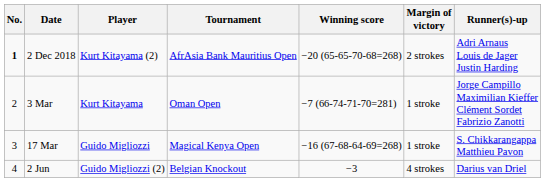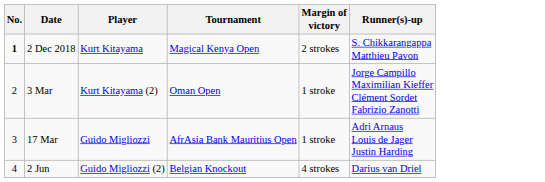- column: (352, 19)
(119, 55) Kurt Kitayama (2) -> (112, 49) Kurt Kitayama
(233, 55) AfrAsia Bank Mauritius Open -> (214, 49) Magical Kenya Open
(487, 55) Adri Arnaus Louis de Jager Justin Harding -> (391, 49) S. Chikkarangappa Matthieu Pavon
(112, 103) Kurt Kitayama -> (119, 91) Kurt Kitayama (2)
(214, 145) Magical Kenya Open -> (233, 139) AfrAsia Bank Mauritius Open
(496, 145) S. Chikkarangappa Matthieu Pavon -> (382, 139) Adri Arnaus Louis de Jager Justin Harding
